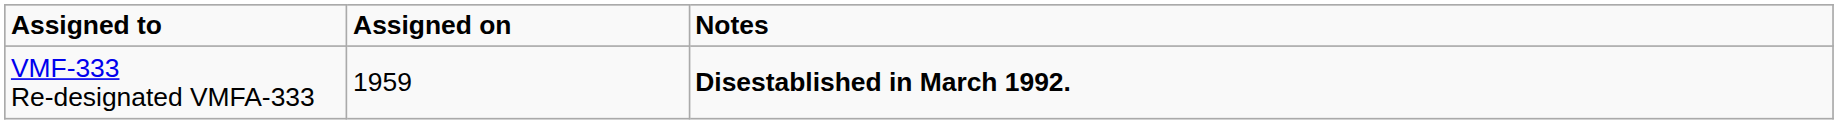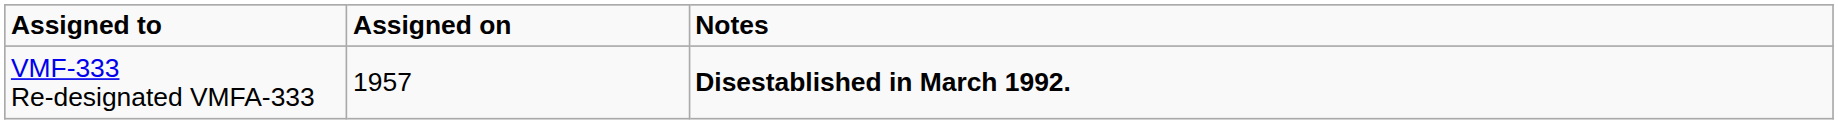(382, 82) 1959 -> (382, 82) 1957
